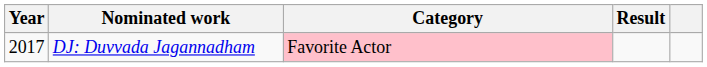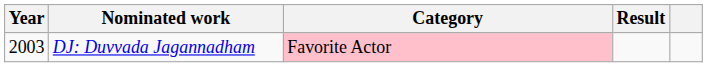(27, 47) 2017 -> (27, 47) 2003
